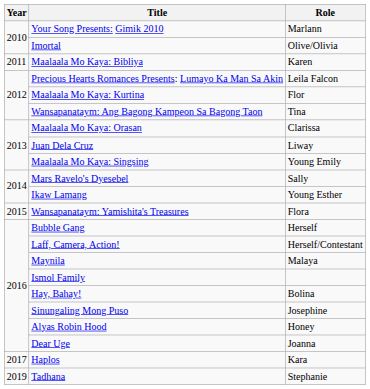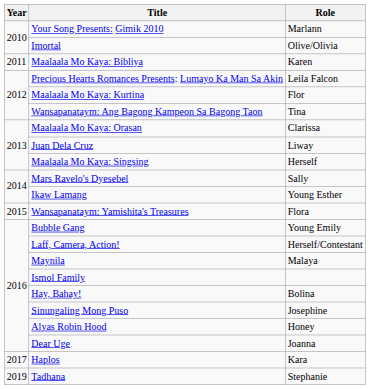(314, 161) Young Emily -> (302, 161) Herself
(302, 227) Herself -> (314, 227) Young Emily
